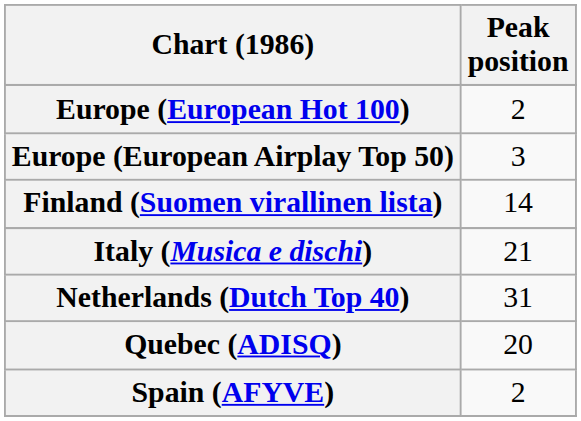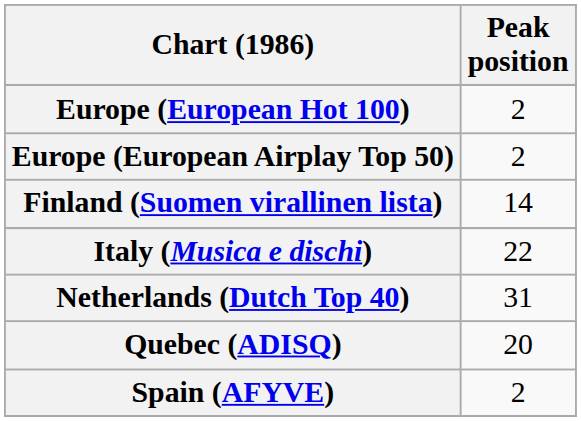(518, 155) 3 -> (518, 155) 2
(518, 250) 21 -> (518, 250) 22
